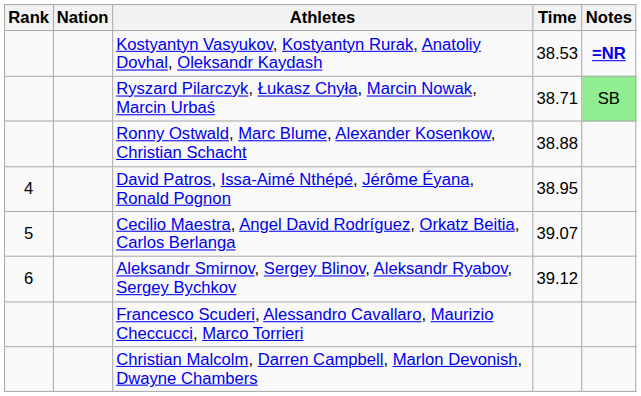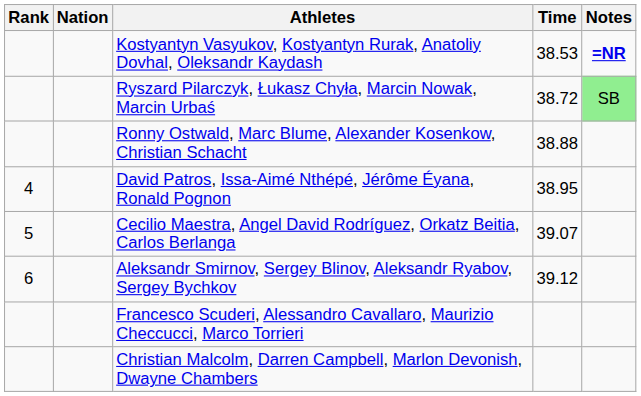(557, 98) 38.71 -> (557, 98) 38.72
